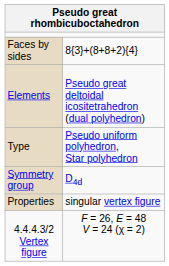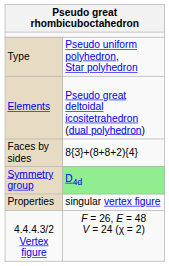rows swapped: (18, 146) <-> (28, 51)
(74, 180) no background -> (74, 180) lightgreen background
